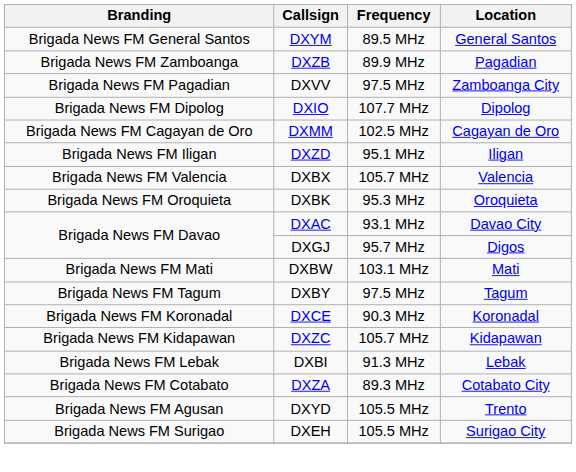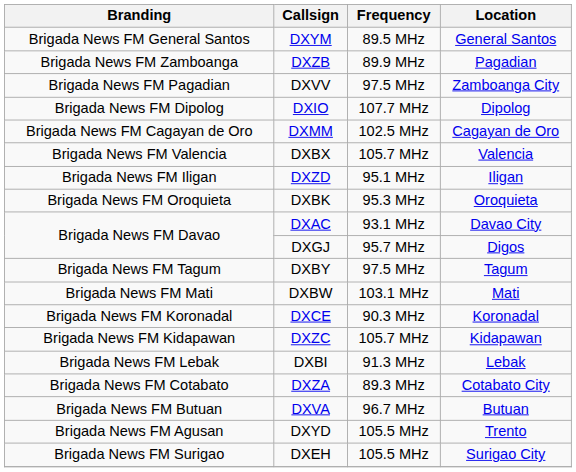rows swapped: (311, 154) <-> (311, 177)
rows swapped: (311, 293) <-> (311, 270)
+ row: (311, 408)
